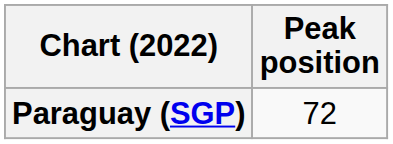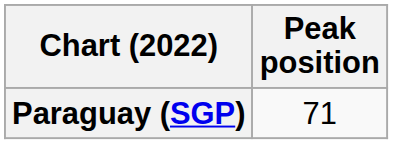(320, 112) 72 -> (320, 112) 71
